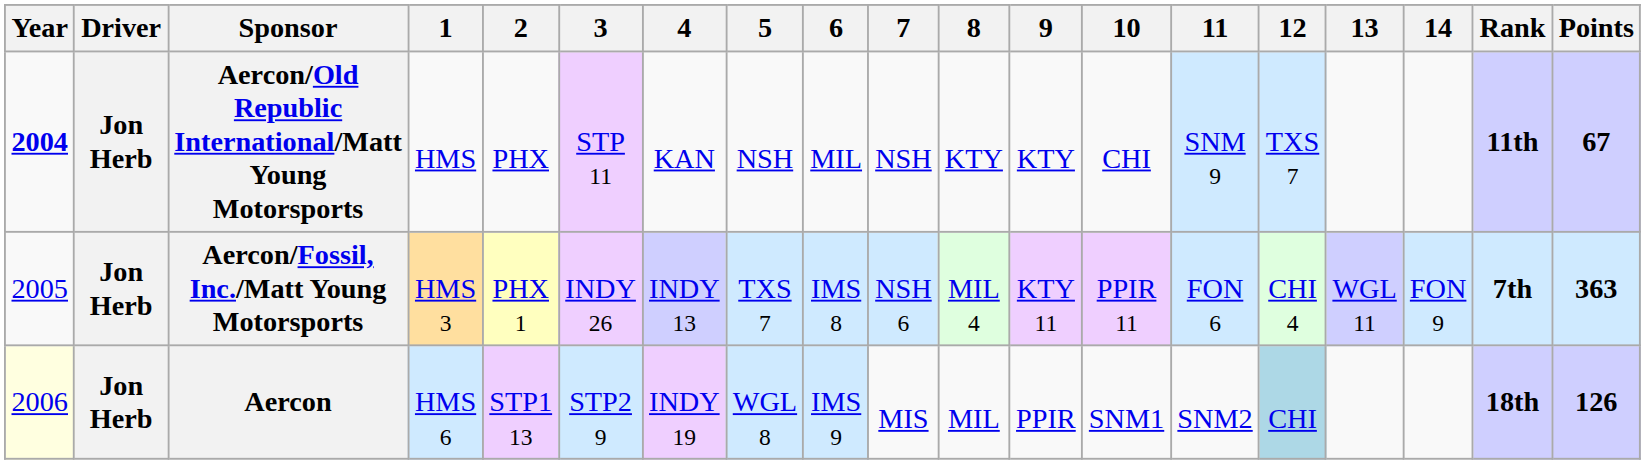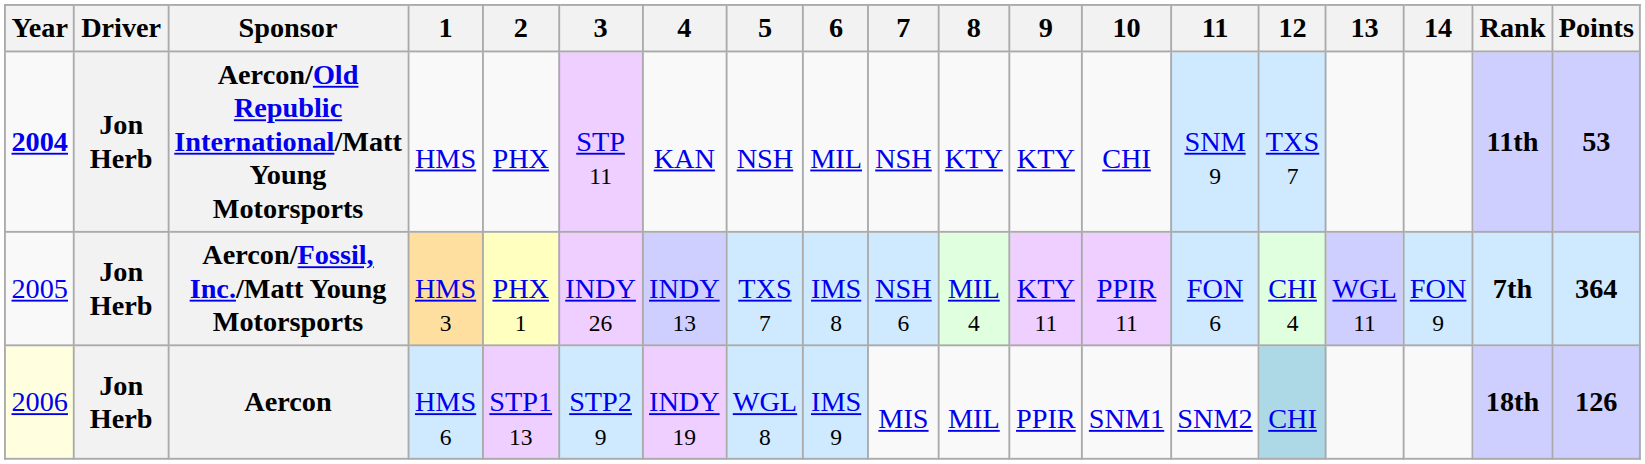(1596, 141) 67 -> (1596, 141) 53
(1596, 288) 363 -> (1596, 288) 364
